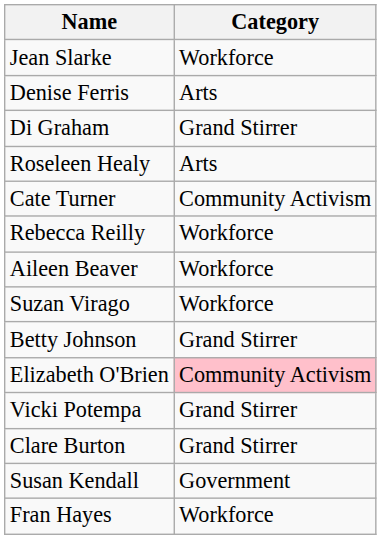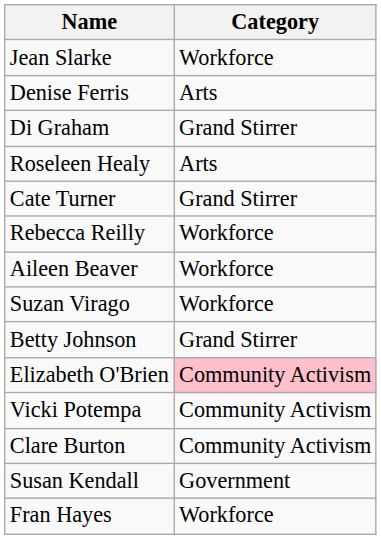(275, 198) Community Activism -> (238, 198) Grand Stirrer
(238, 410) Grand Stirrer -> (275, 410) Community Activism
(238, 445) Grand Stirrer -> (275, 445) Community Activism
